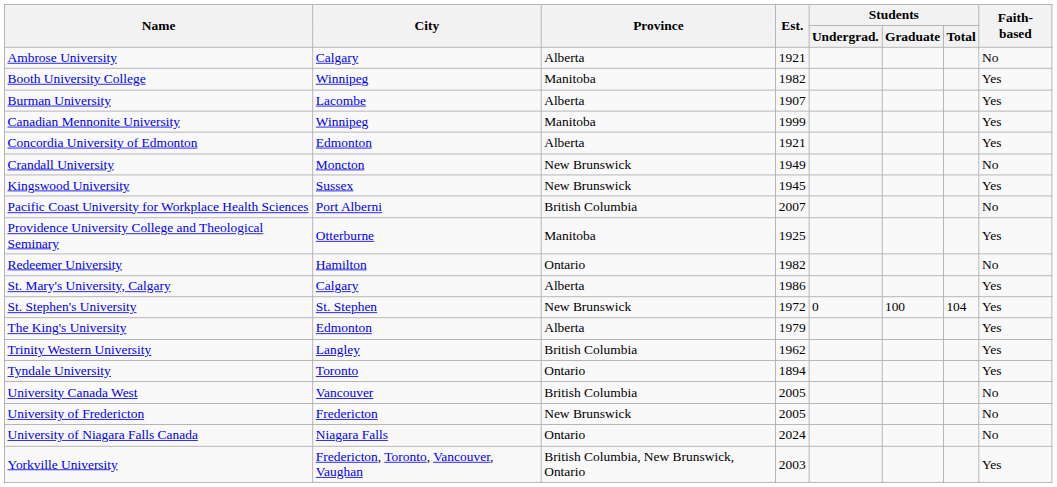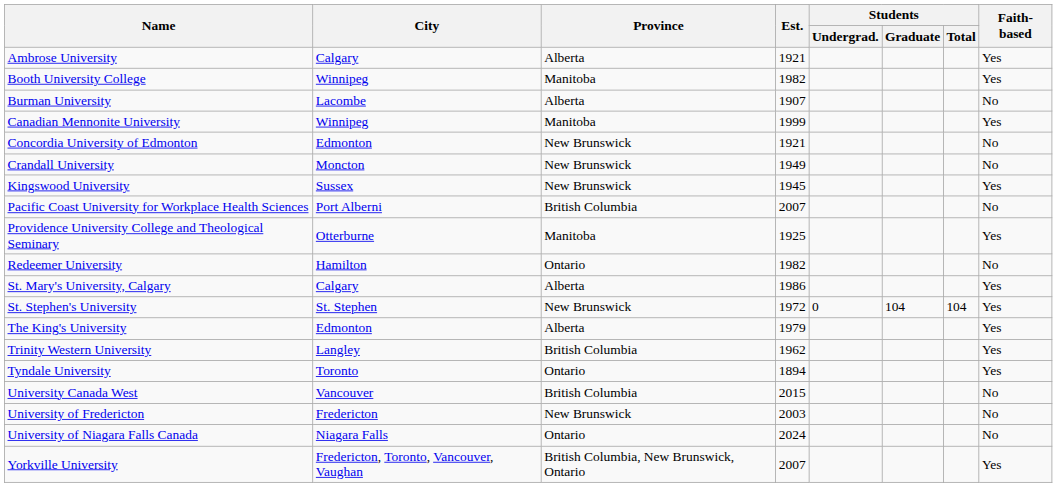(990, 57) No -> (992, 57) Yes
(992, 100) Yes -> (990, 100) No
(564, 143) Alberta -> (588, 143) New Brunswick
(992, 143) Yes -> (990, 143) No
(895, 307) 100 -> (895, 307) 104
(792, 392) 2005 -> (792, 392) 2015
(792, 413) 2005 -> (792, 413) 2003
(792, 464) 2003 -> (792, 464) 2007
